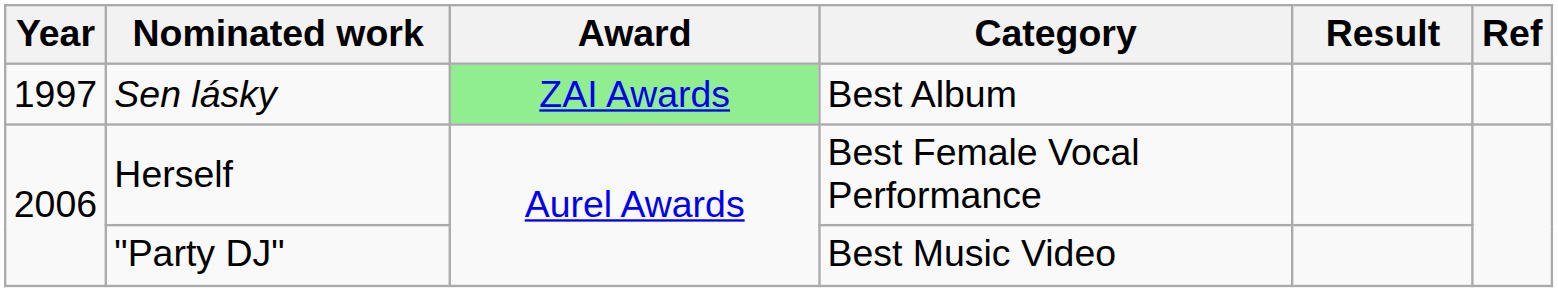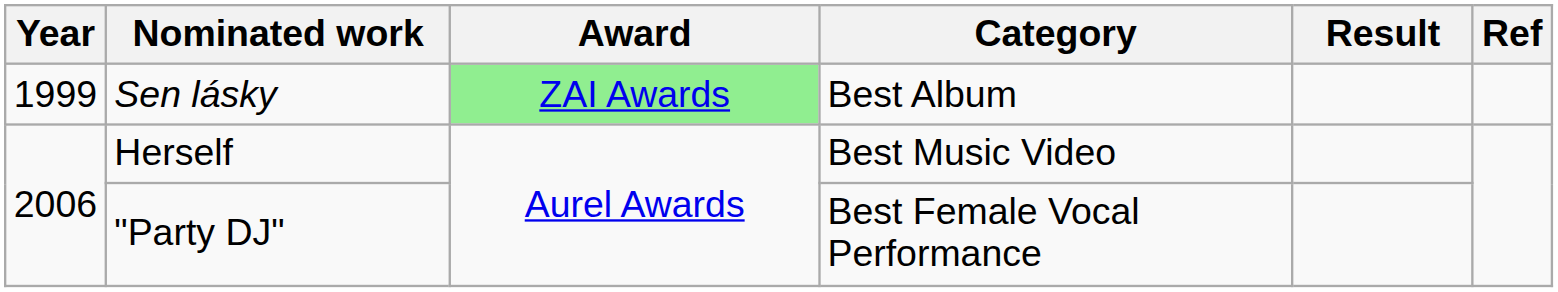(55, 93) 1997 -> (55, 93) 1999
(984, 174) Best Female Vocal Performance -> (972, 152) Best Music Video
(972, 254) Best Music Video -> (984, 233) Best Female Vocal Performance
